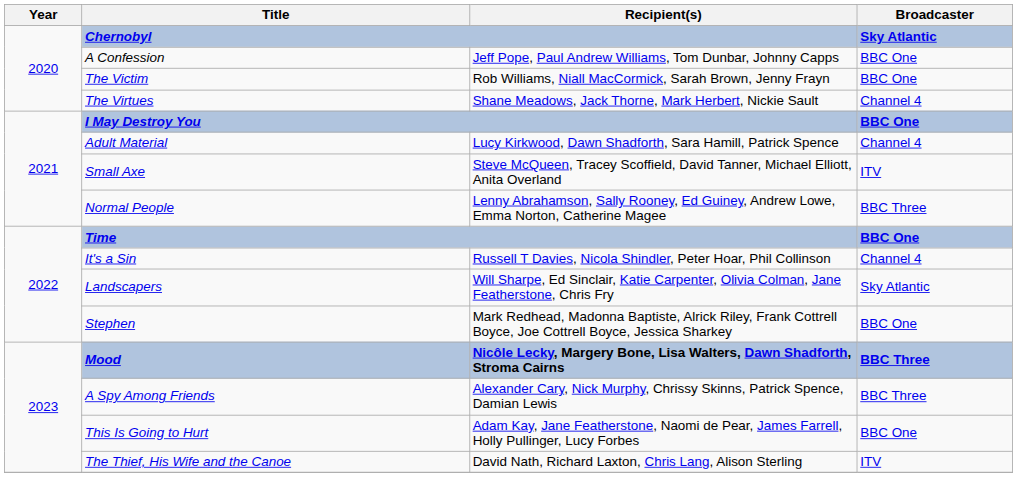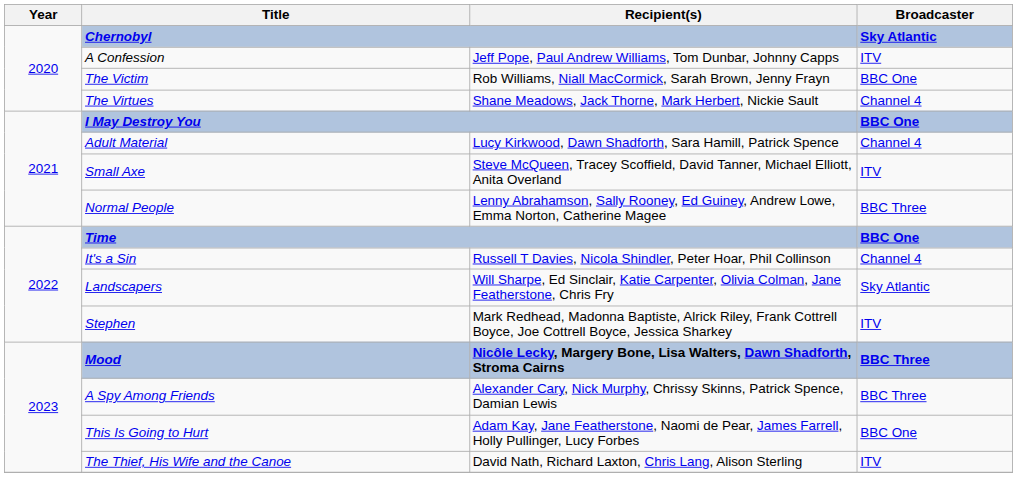(889, 57) BBC One -> (871, 57) ITV
(889, 323) BBC One -> (871, 323) ITV
